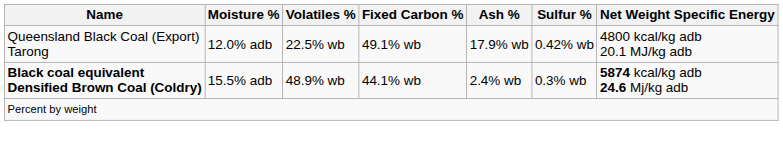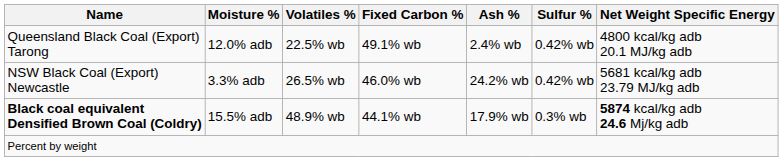(499, 44) 17.9% wb -> (495, 44) 2.4% wb
+ row: (83, 80)
(495, 80) 2.4% wb -> (499, 116) 17.9% wb
